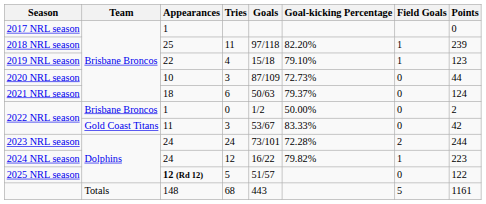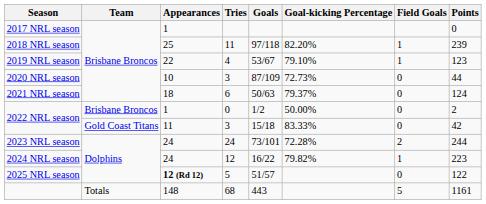(263, 61) 15/18 -> (263, 61) 53/67
(263, 126) 53/67 -> (263, 126) 15/18
